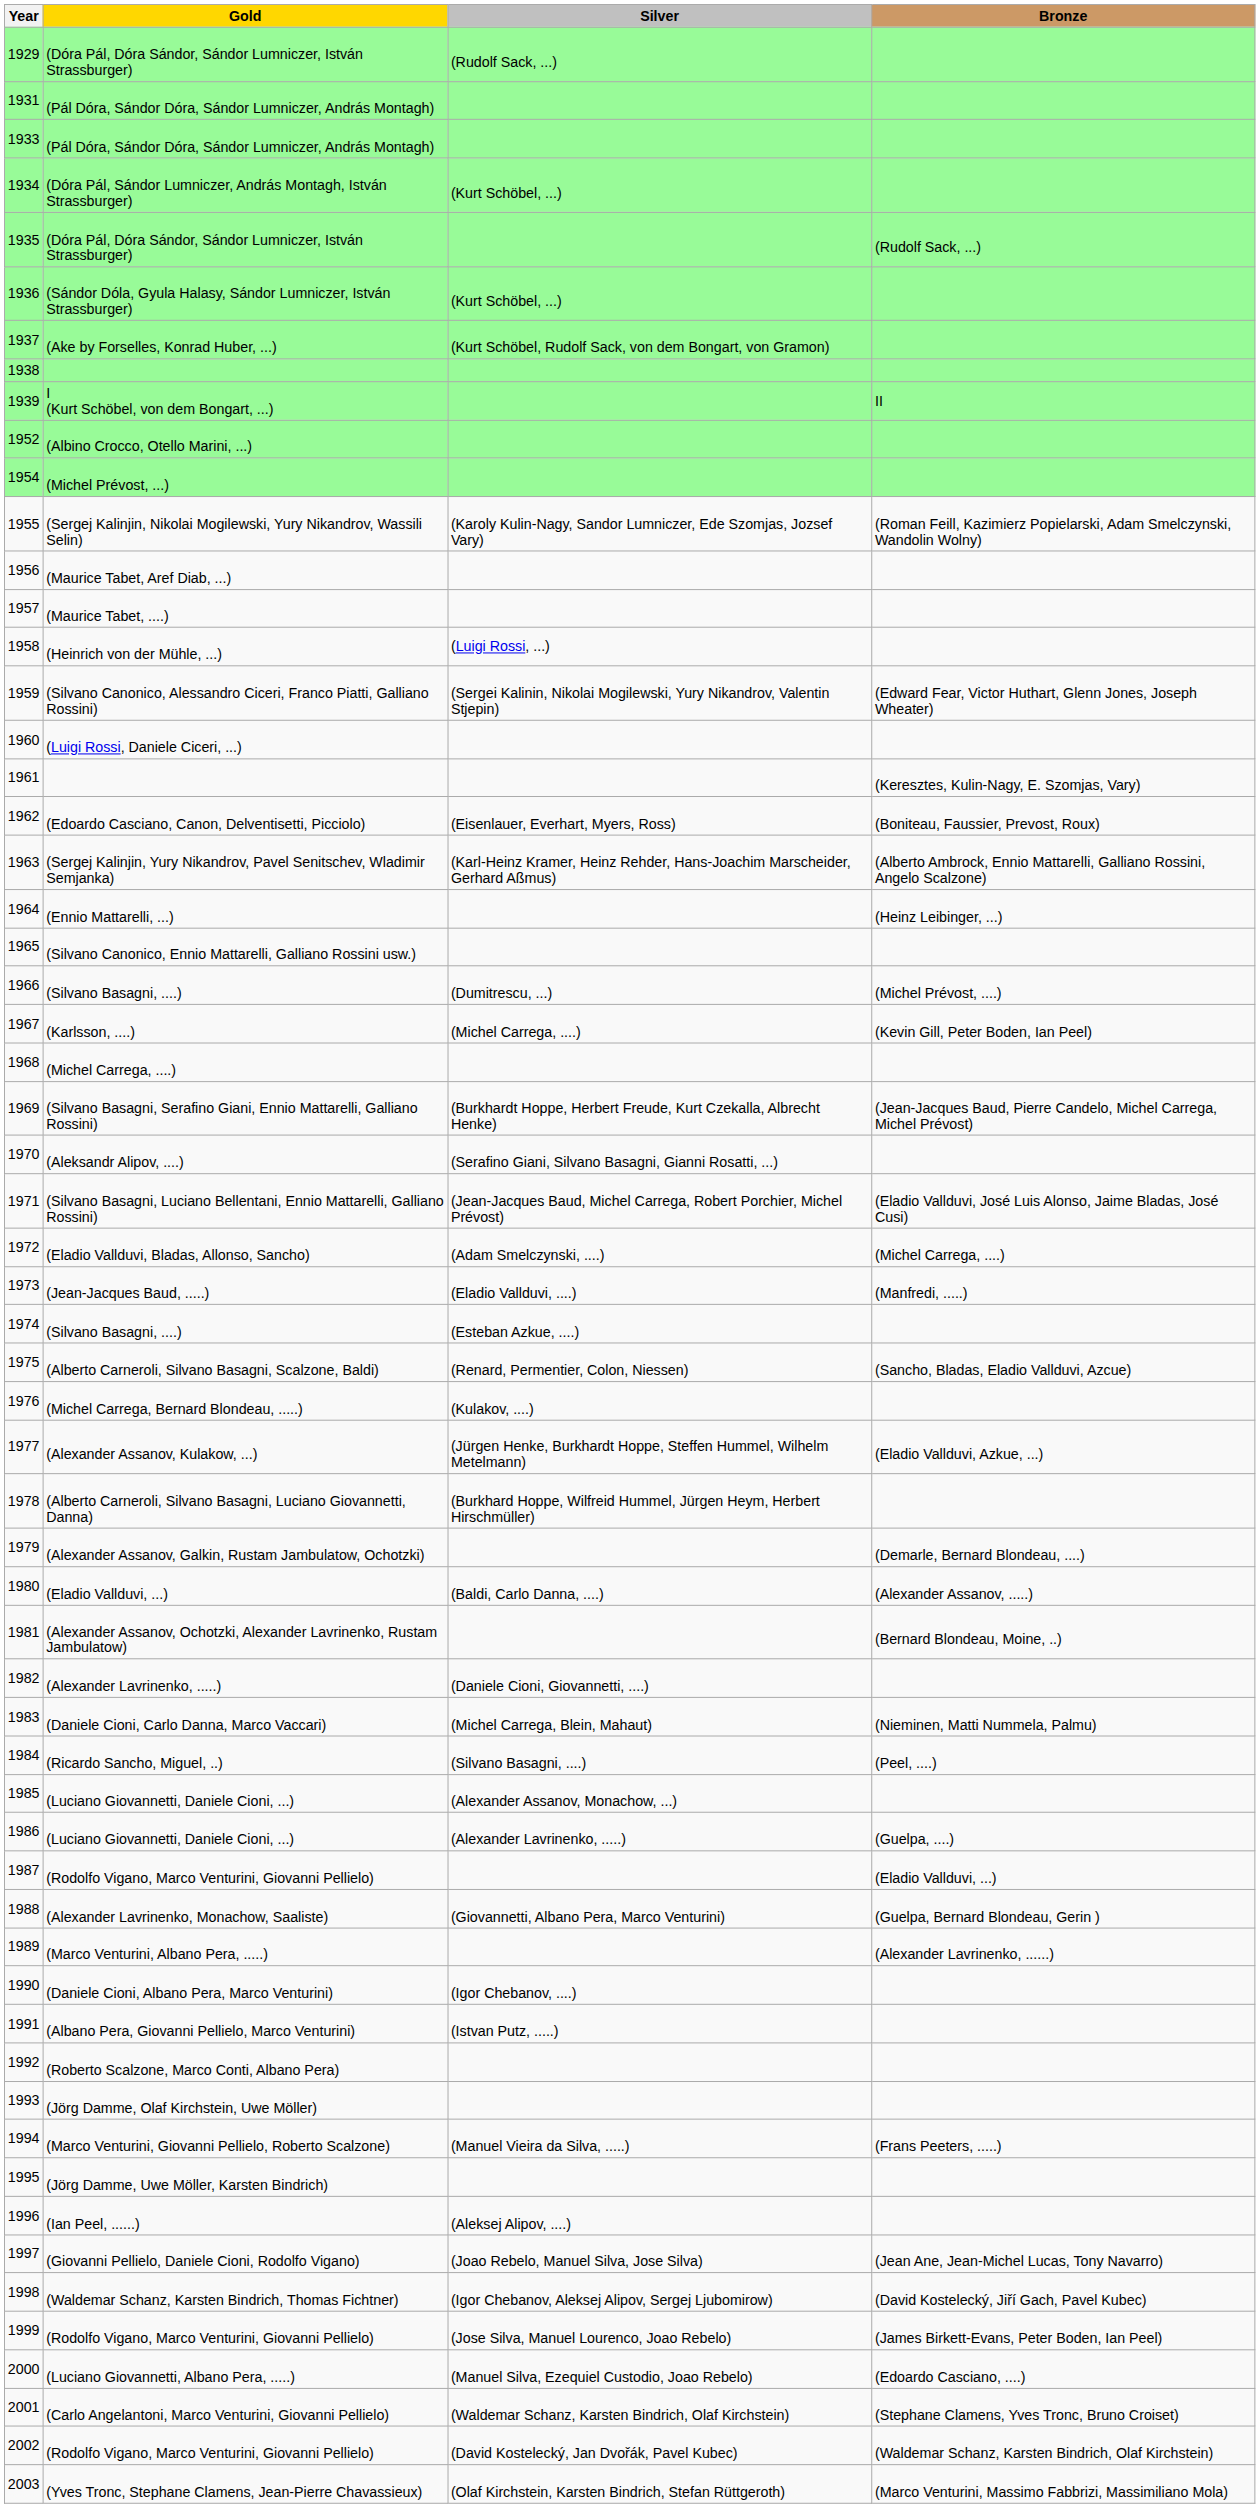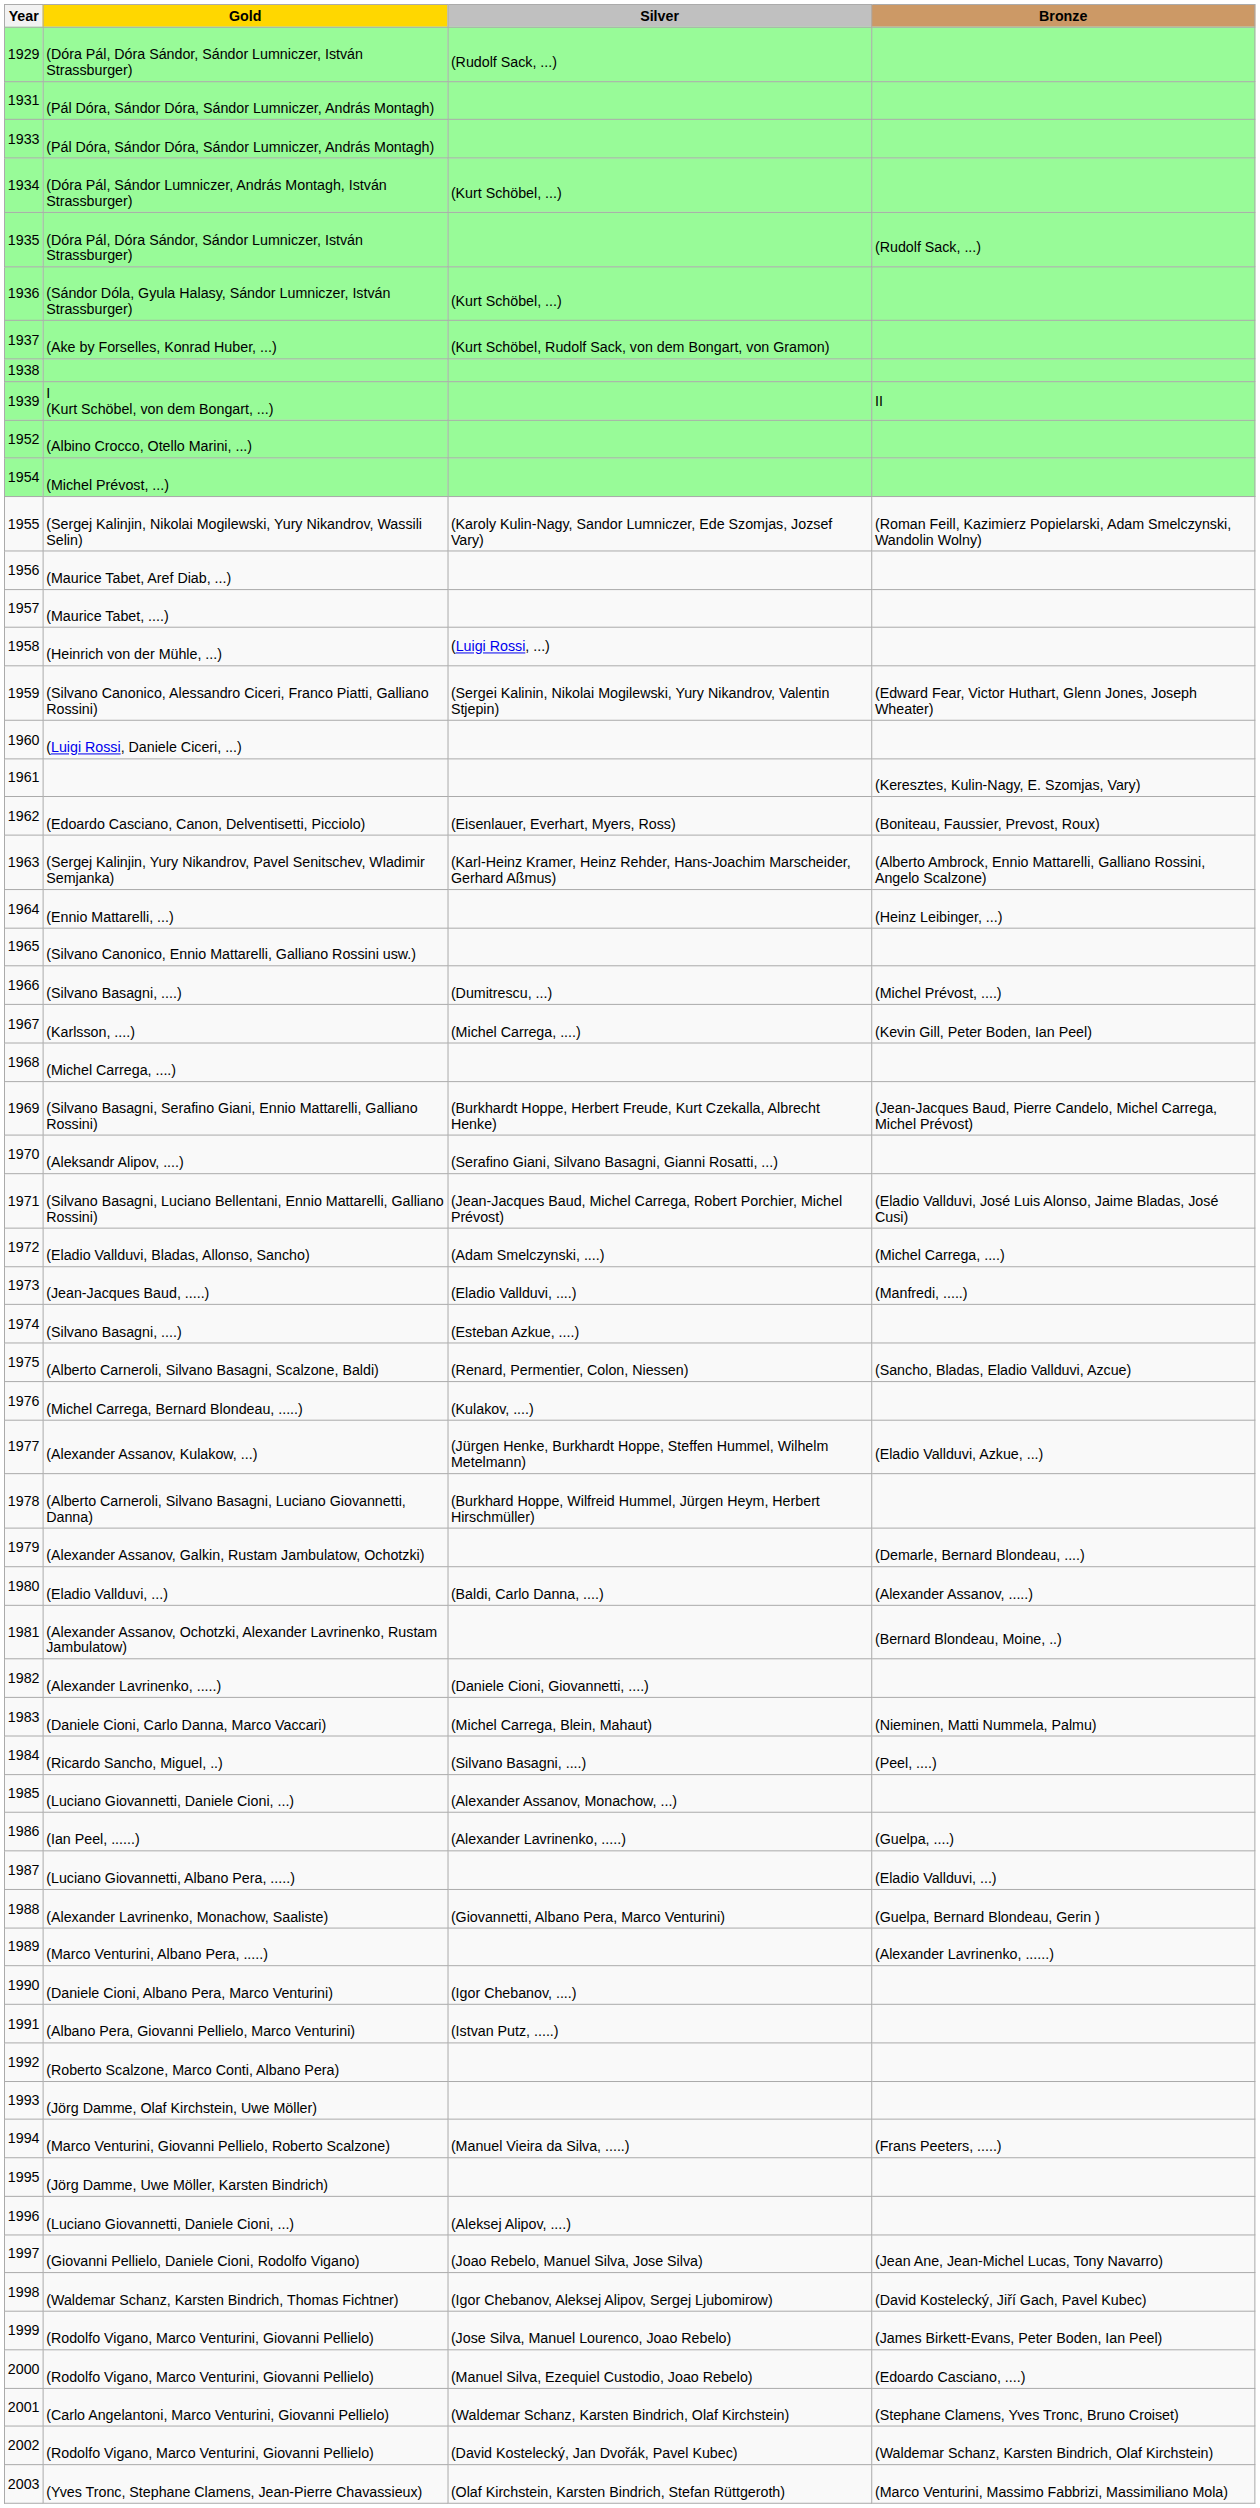(170, 1840) (Luciano Giovannetti, Daniele Cioni, ...) -> (93, 1840) (Ian Peel, ......)
(210, 1878) (Rodolfo Vigano, Marco Venturini, Giovanni Pellielo) -> (171, 1878) (Luciano Giovannetti, Albano Pera, .....)
(93, 2224) (Ian Peel, ......) -> (170, 2224) (Luciano Giovannetti, Daniele Cioni, ...)
(171, 2377) (Luciano Giovannetti, Albano Pera, .....) -> (210, 2377) (Rodolfo Vigano, Marco Venturini, Giovanni Pellielo)
